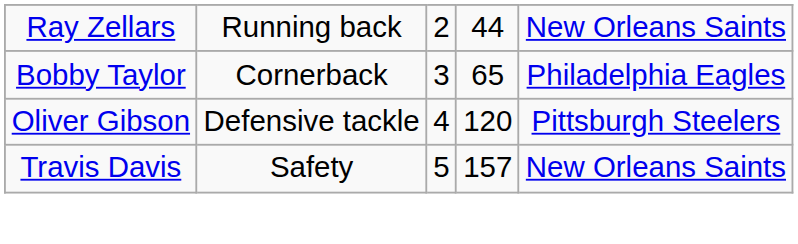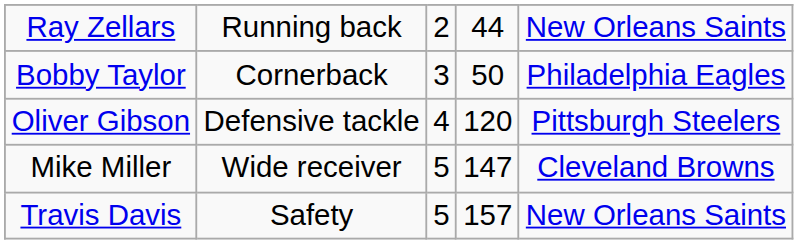(488, 74) 65 -> (488, 74) 50
+ row: (101, 167)
